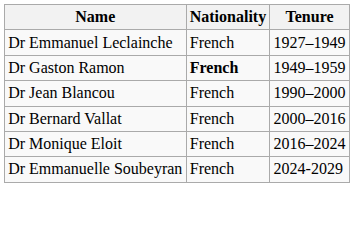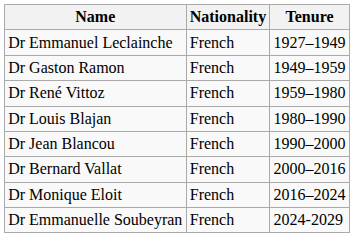(214, 67) bold -> (212, 67) normal
+ row: (56, 93)
+ row: (60, 118)
